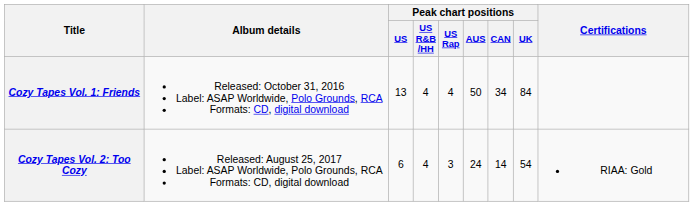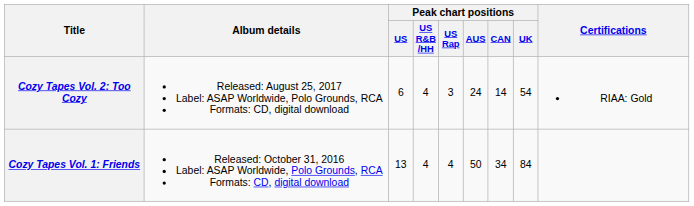rows swapped: (74, 92) <-> (74, 165)
